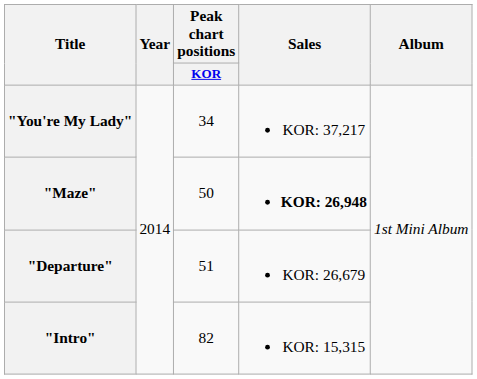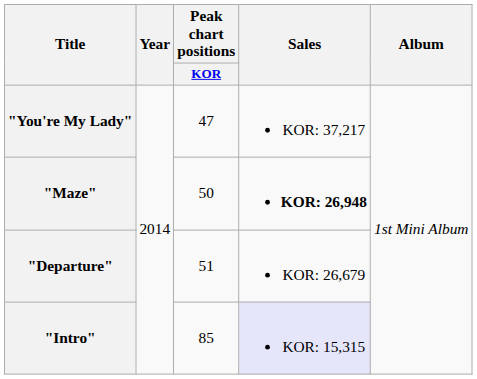(206, 121) 34 -> (206, 121) 47
(206, 338) 82 -> (206, 338) 85
(305, 347) no background -> (305, 347) lavender background
